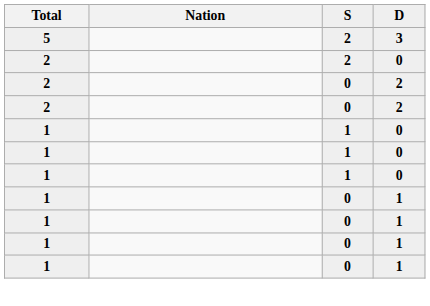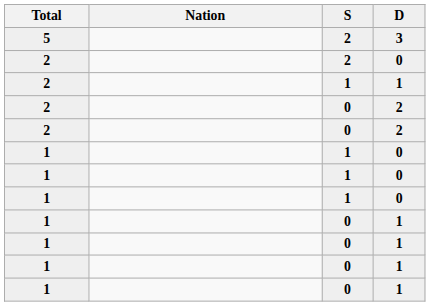+ row: (47, 84)
